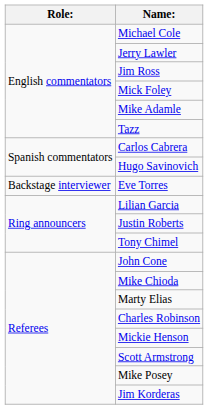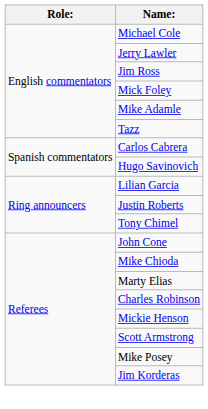- row: (143, 185)
